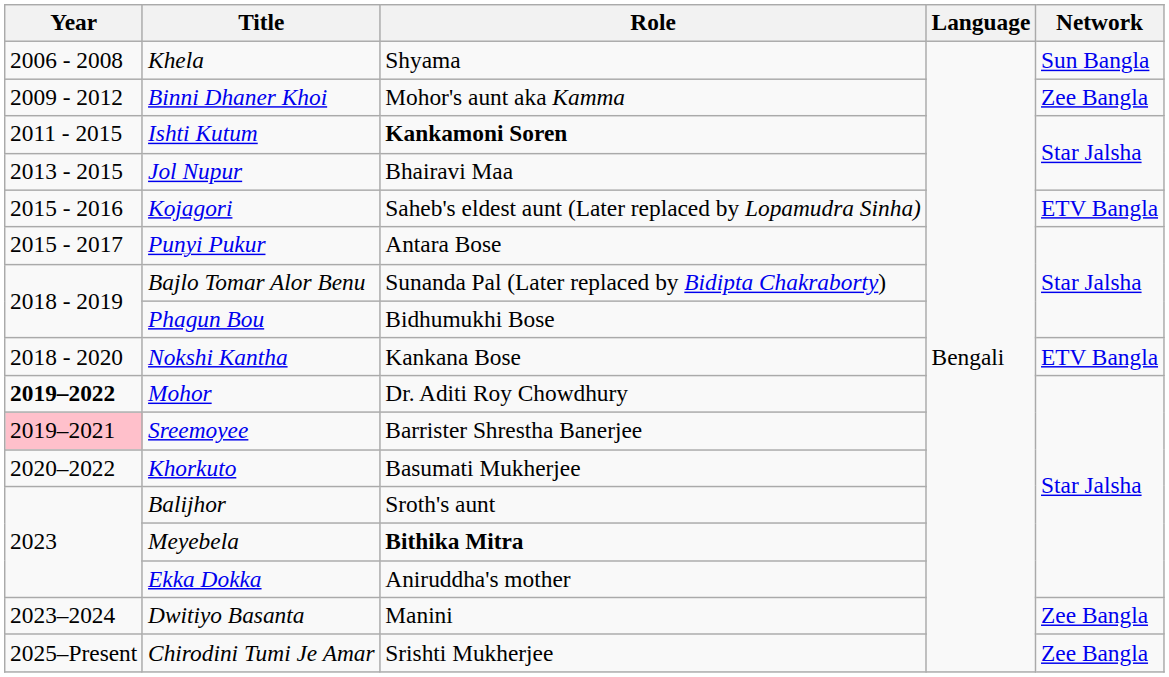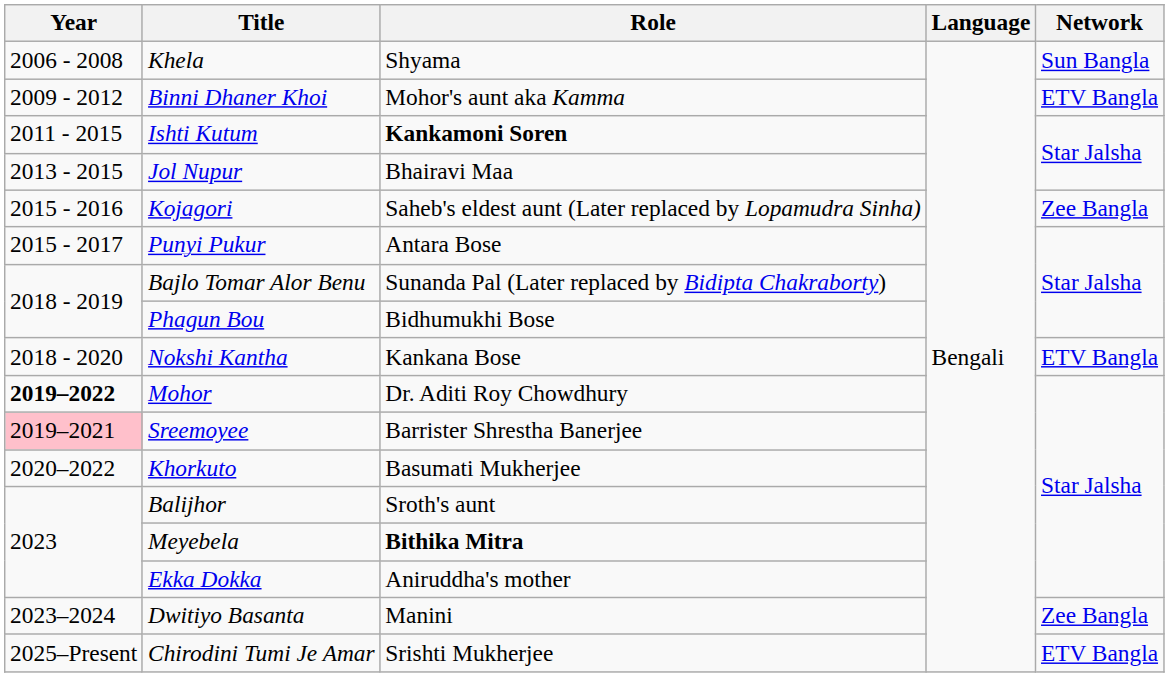(1095, 97) Zee Bangla -> (1100, 97) ETV Bangla
(1100, 208) ETV Bangla -> (1095, 208) Zee Bangla
(1095, 652) Zee Bangla -> (1100, 652) ETV Bangla
